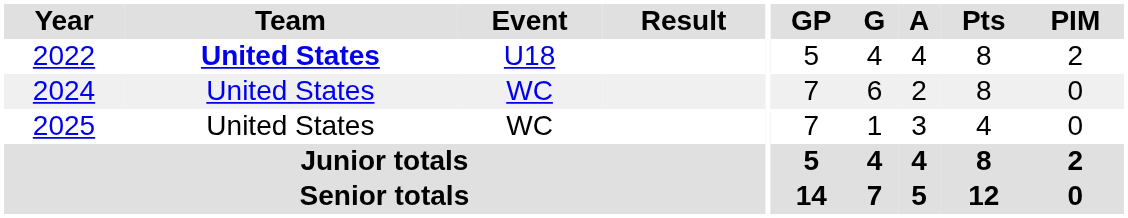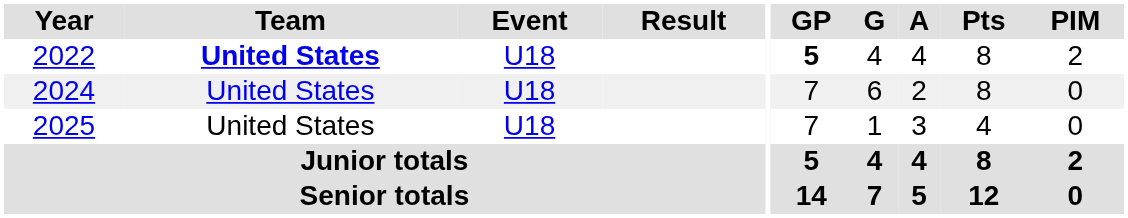(811, 56) normal -> (811, 56) bold
(530, 91) WC -> (530, 91) U18
(530, 126) WC -> (530, 126) U18
